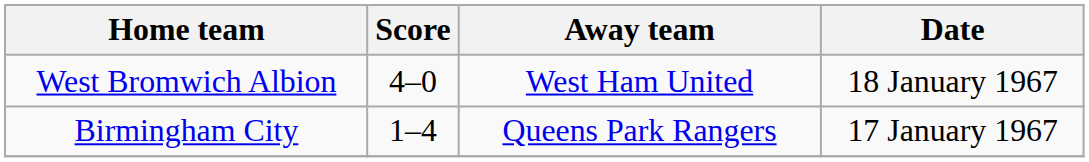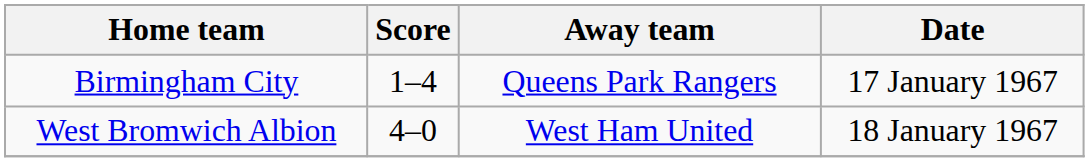rows swapped: (186, 130) <-> (186, 80)
